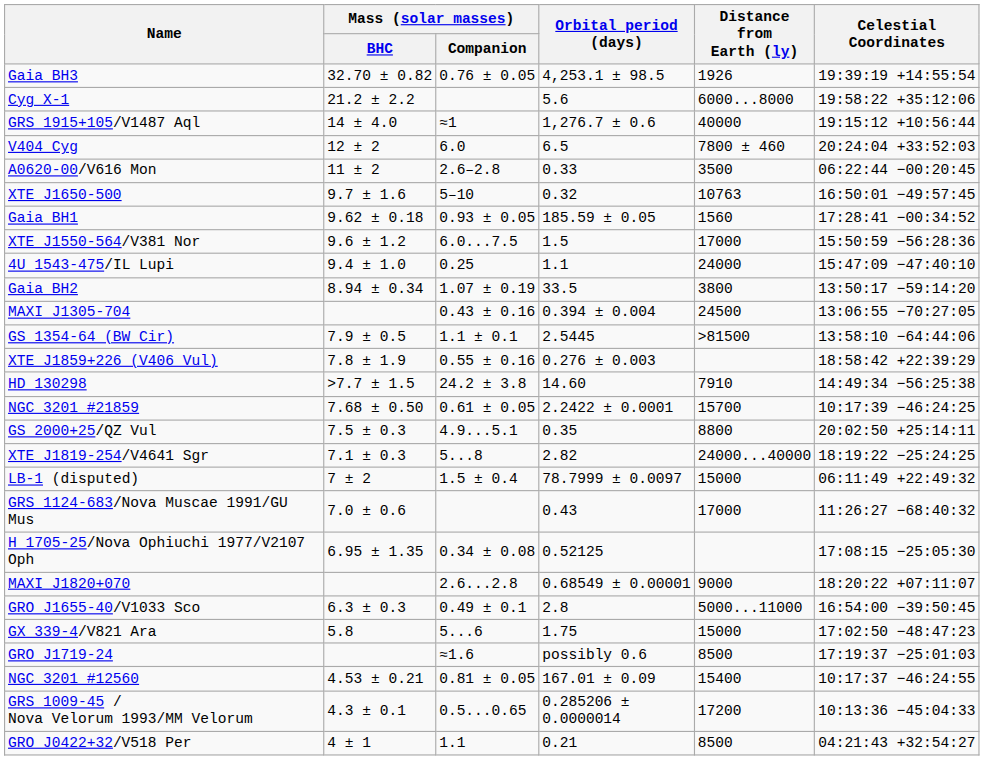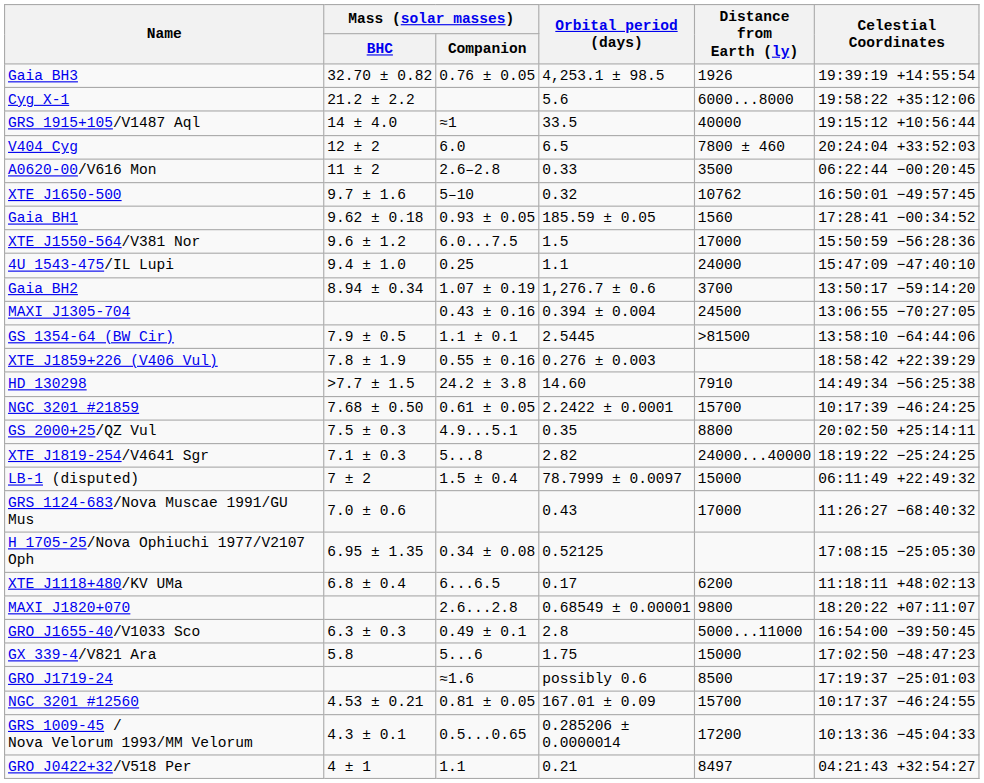(599, 123) 1,276.7 ± 0.6 -> (560, 123) 33.5
(720, 194) 10763 -> (720, 194) 10762
(560, 289) 33.5 -> (599, 289) 1,276.7 ± 0.6
(715, 289) 3800 -> (715, 289) 3700
+ row: (95, 584)
(715, 584) 9000 -> (715, 608) 9800
(720, 679) 15400 -> (720, 703) 15700
(715, 743) 8500 -> (715, 767) 8497
